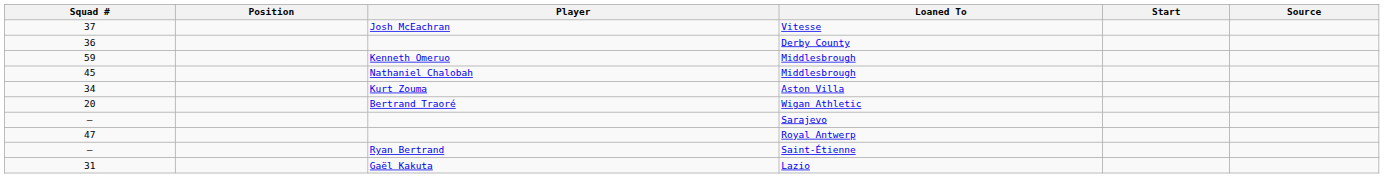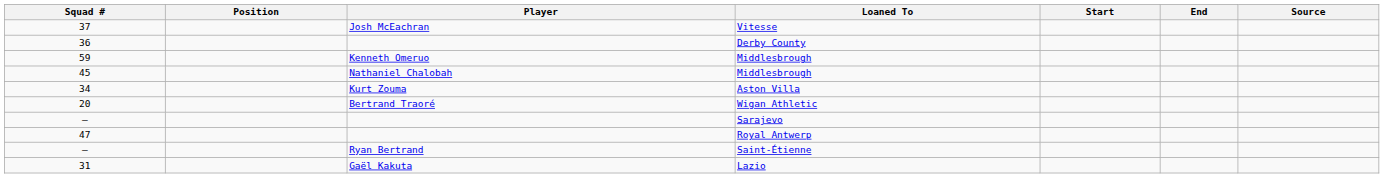+ column: (1199, 12)
